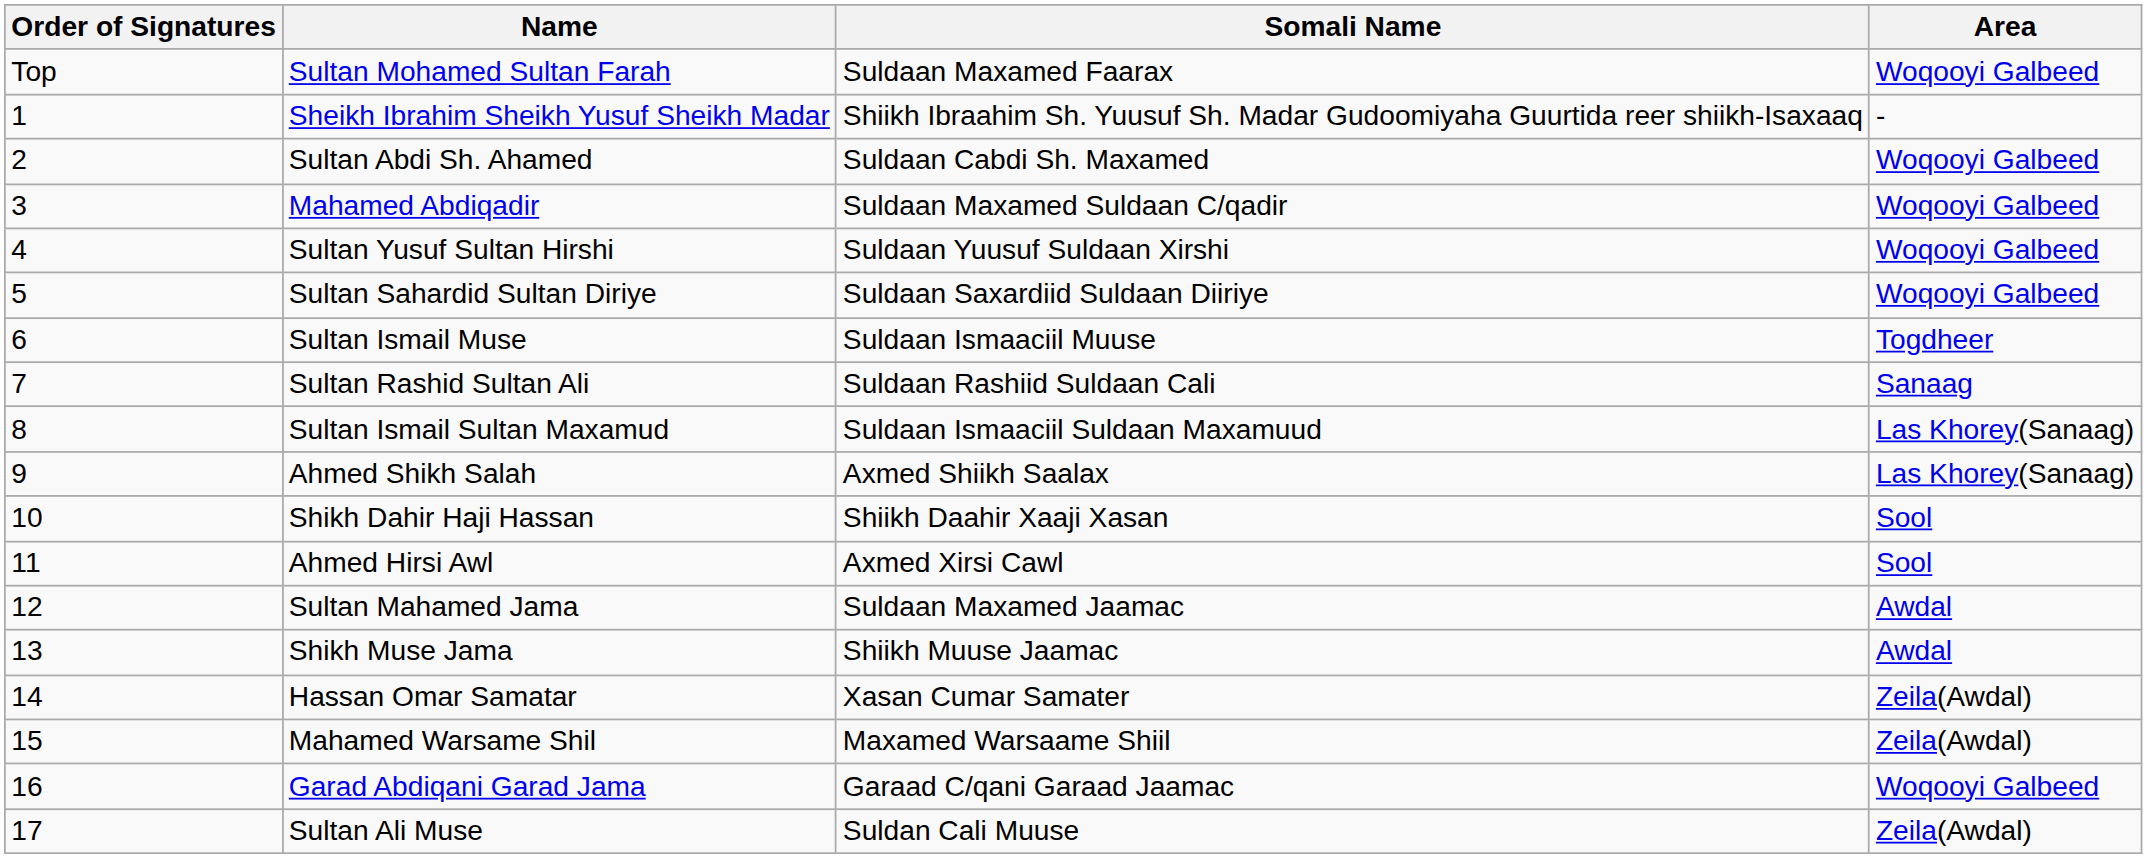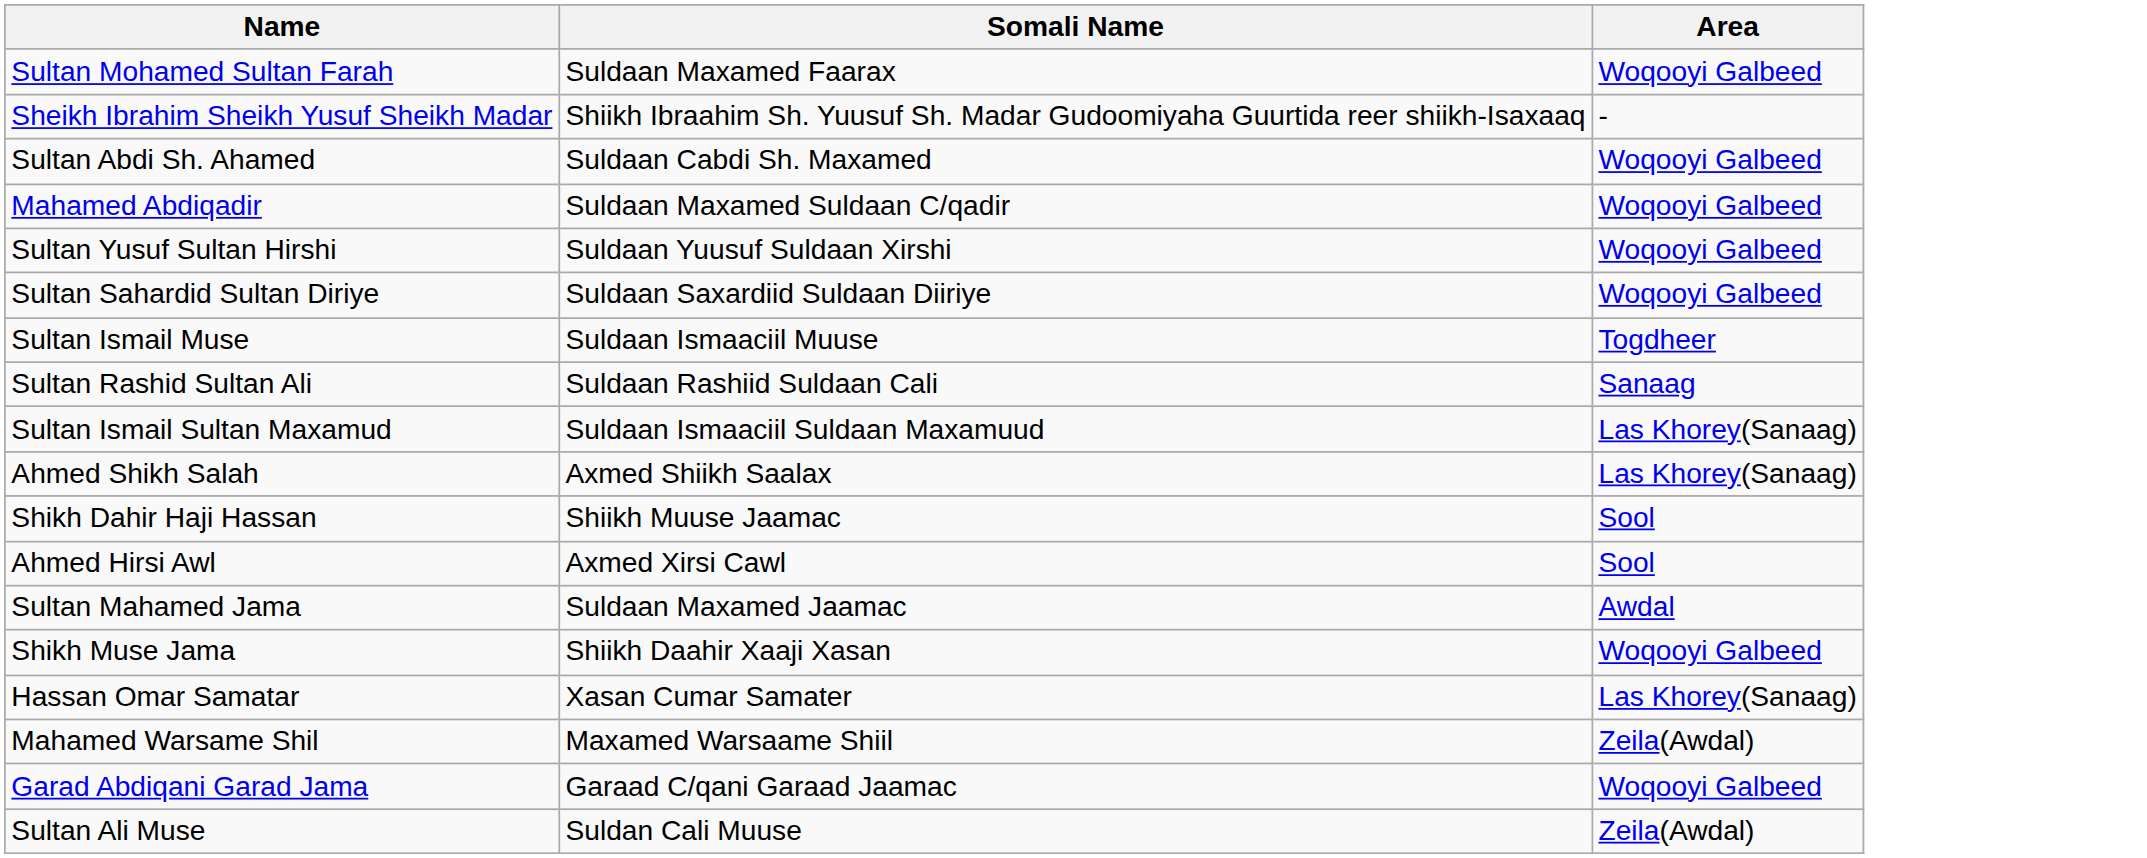- column: (144, 26)
(1006, 518) Shiikh Daahir Xaaji Xasan -> (703, 518) Shiikh Muuse Jaamac
(981, 652) Shiikh Muuse Jaamac -> (728, 652) Shiikh Daahir Xaaji Xasan
(1914, 652) Awdal -> (1710, 652) Woqooyi Galbeed
(1954, 696) Zeila(Awdal) -> (1728, 696) Las Khorey(Sanaag)
